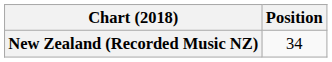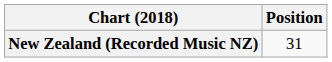(294, 43) 34 -> (294, 43) 31
